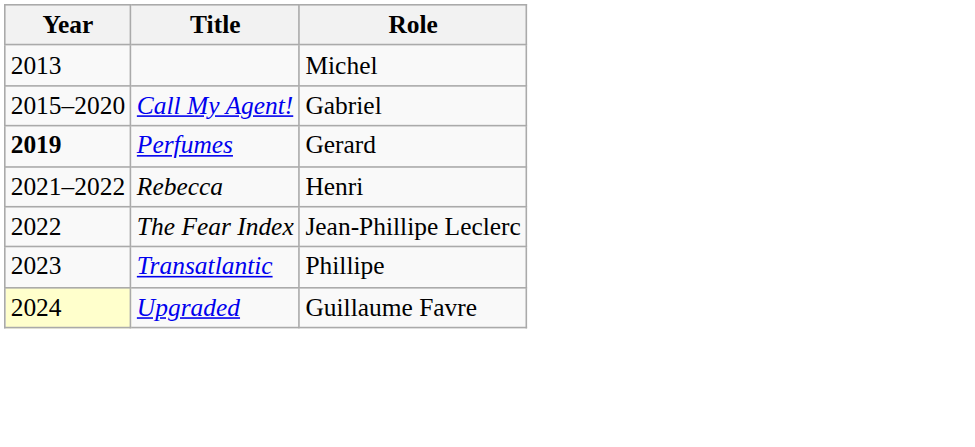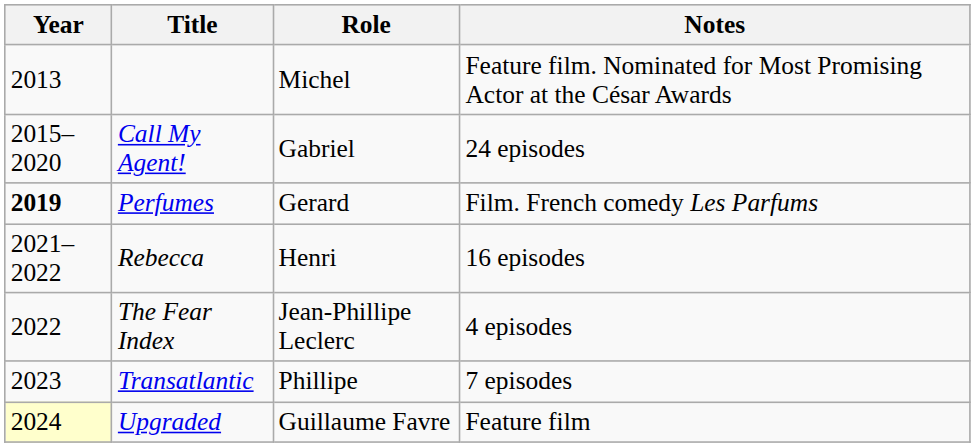+ column: (715, 24)
